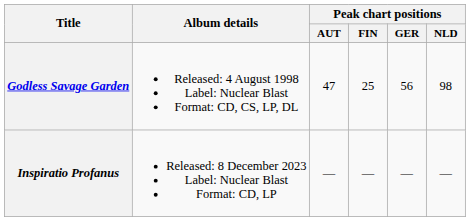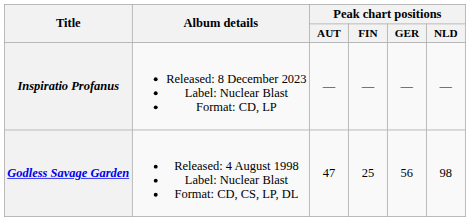rows swapped: (68, 86) <-> (68, 173)
